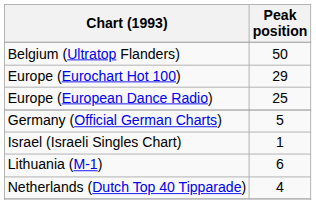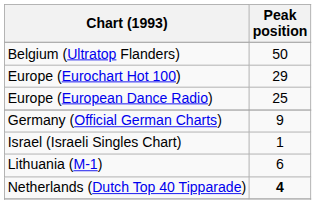(280, 120) 5 -> (280, 120) 9
(280, 187) normal -> (280, 187) bold
